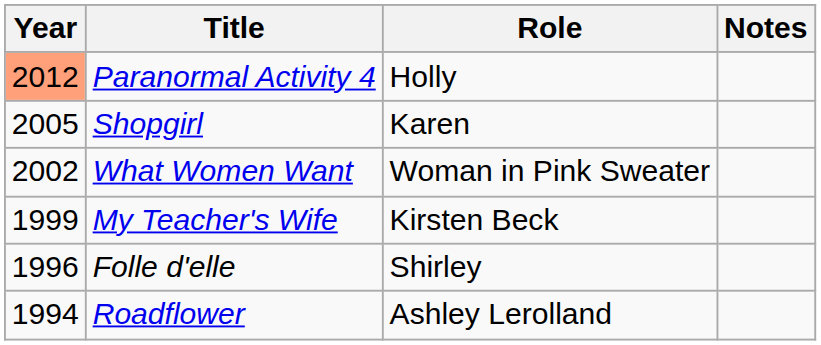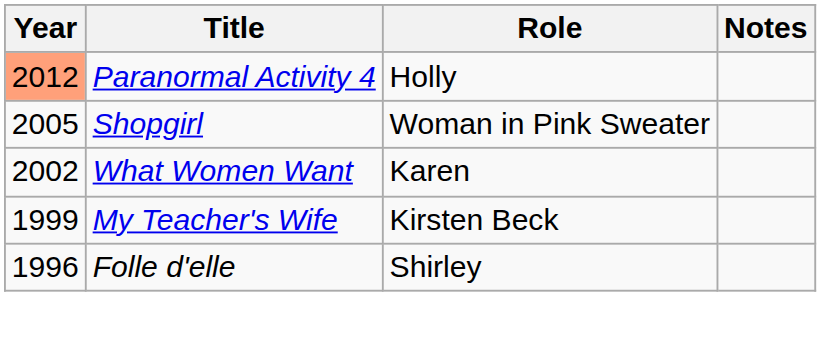(430, 123) Karen -> (550, 123) Woman in Pink Sweater
(550, 171) Woman in Pink Sweater -> (430, 171) Karen
- row: (169, 314)
